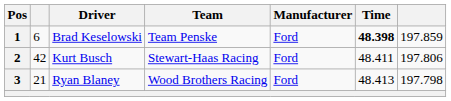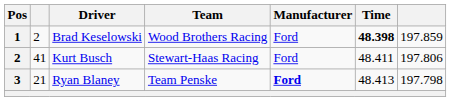(36, 37) 6 -> (36, 37) 2
(182, 37) Team Penske -> (208, 37) Wood Brothers Racing
(40, 58) 42 -> (40, 58) 41
(208, 80) Wood Brothers Racing -> (182, 80) Team Penske
(286, 80) normal -> (287, 80) bold
